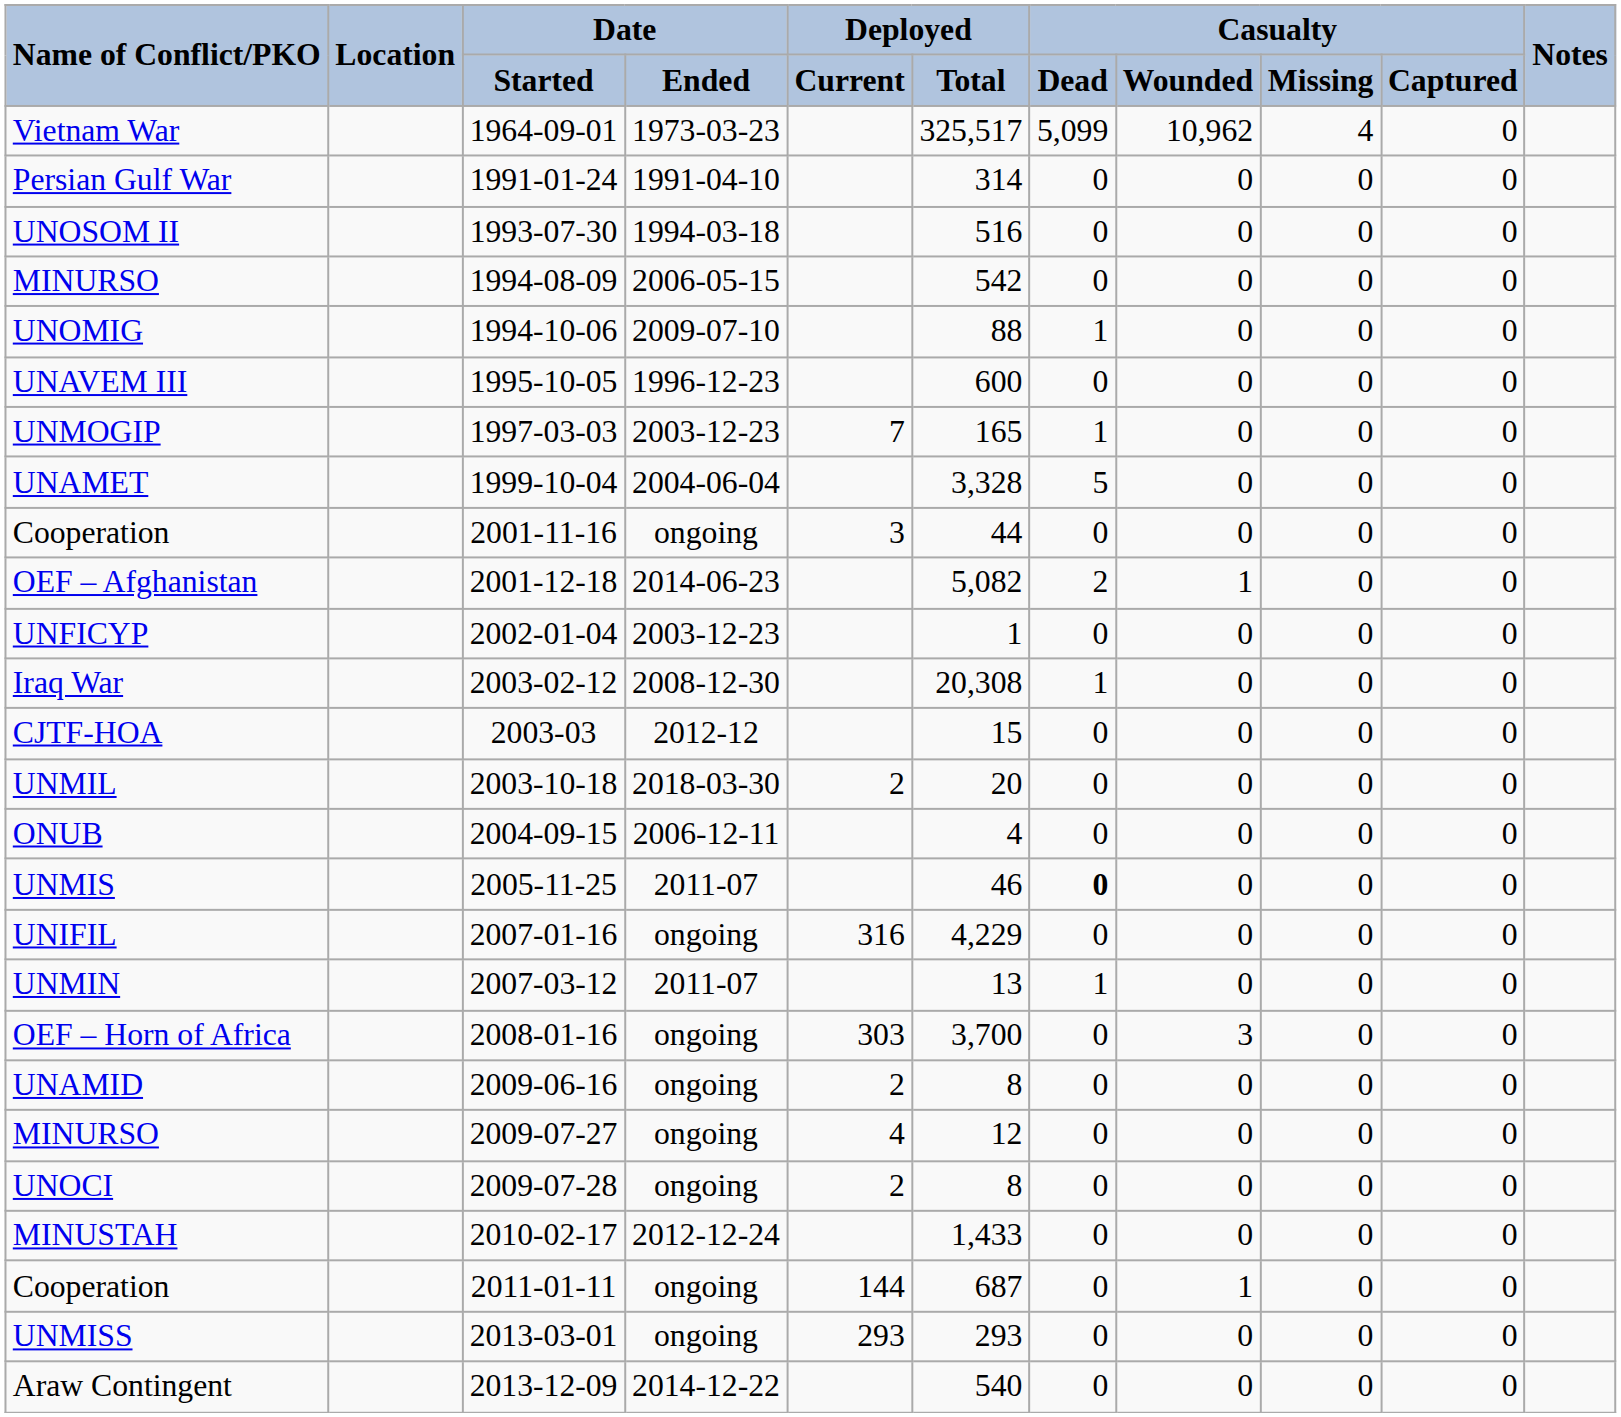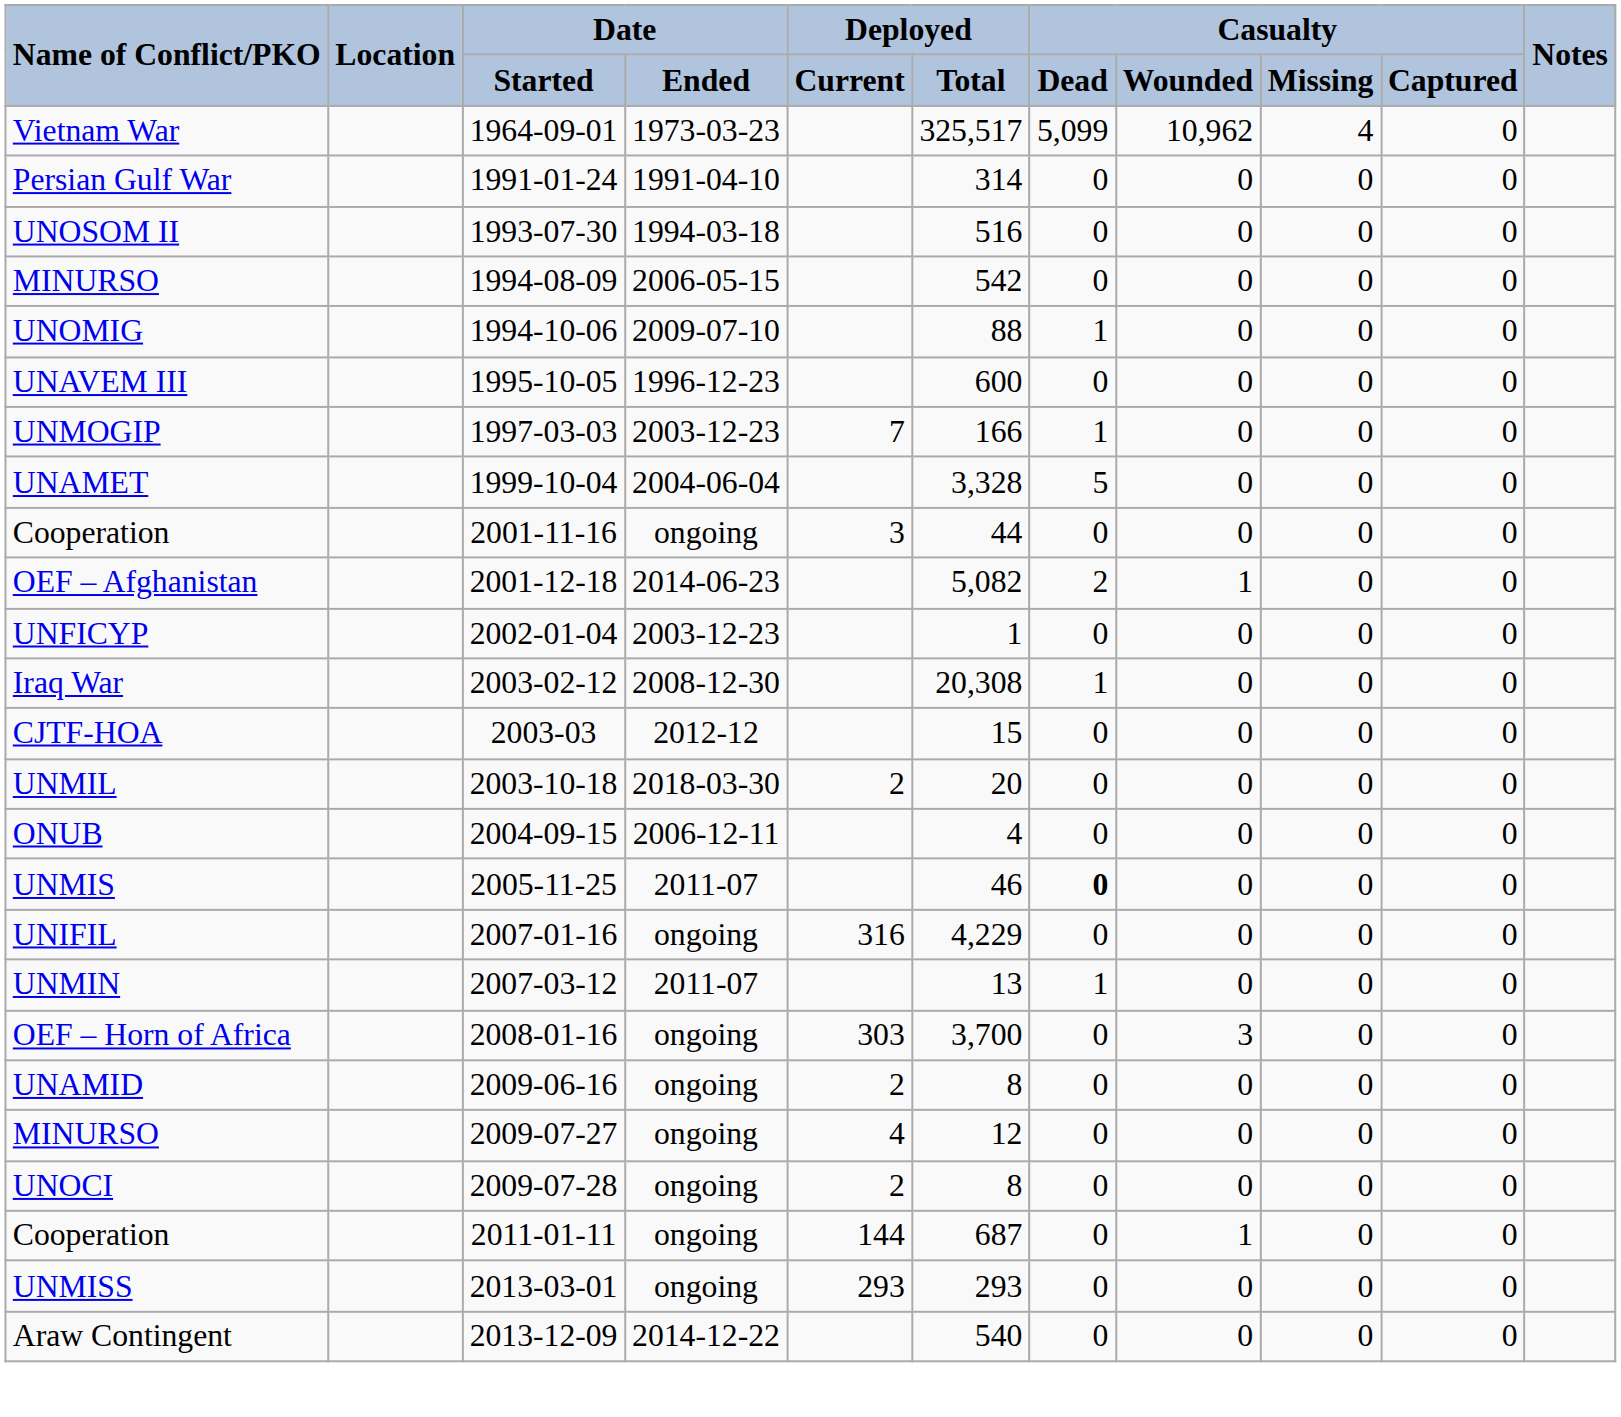(999, 431) 165 -> (999, 431) 166
- row: (95, 1235)
